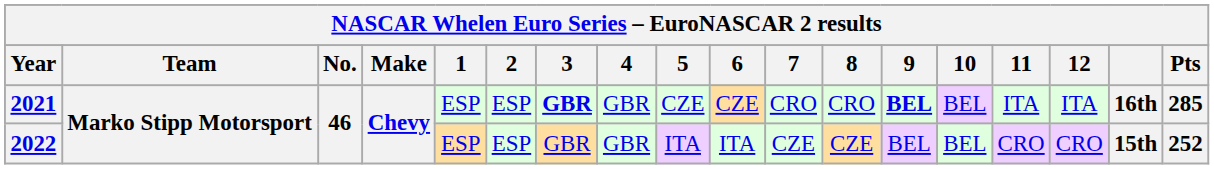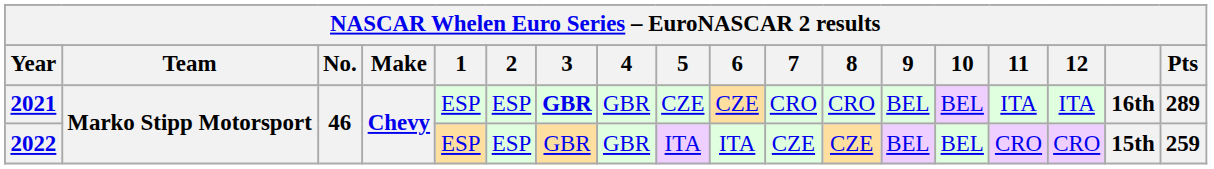(909, 103) bold -> (908, 103) normal
(1185, 103) 285 -> (1183, 103) 289
(1185, 143) 252 -> (1183, 143) 259
